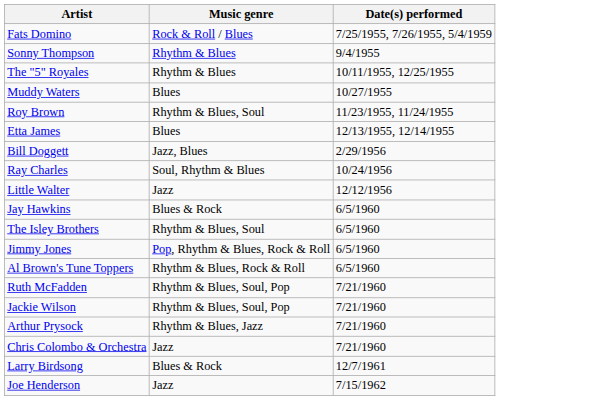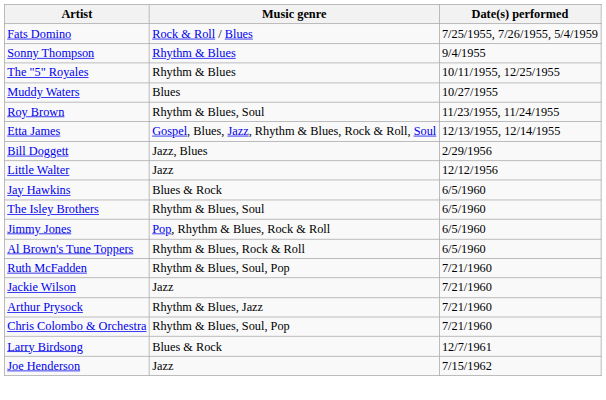(166, 131) Blues -> (294, 131) Gospel, Blues, Jazz, Rhythm & Blues, Rock & Roll, Soul
- row: (38, 170)
(221, 307) Rhythm & Blues, Soul, Pop -> (163, 287) Jazz
(163, 346) Jazz -> (221, 326) Rhythm & Blues, Soul, Pop
